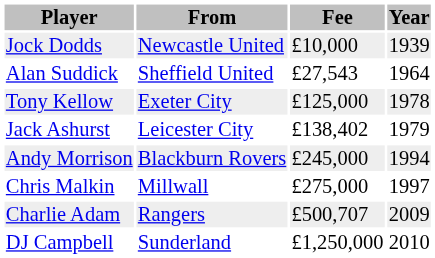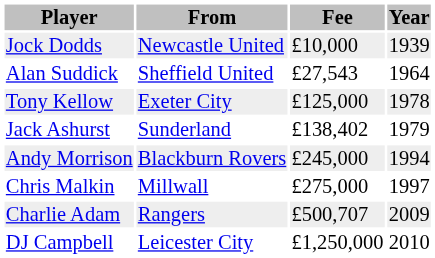(196, 129) Leicester City -> (184, 129) Sunderland
(184, 242) Sunderland -> (196, 242) Leicester City
